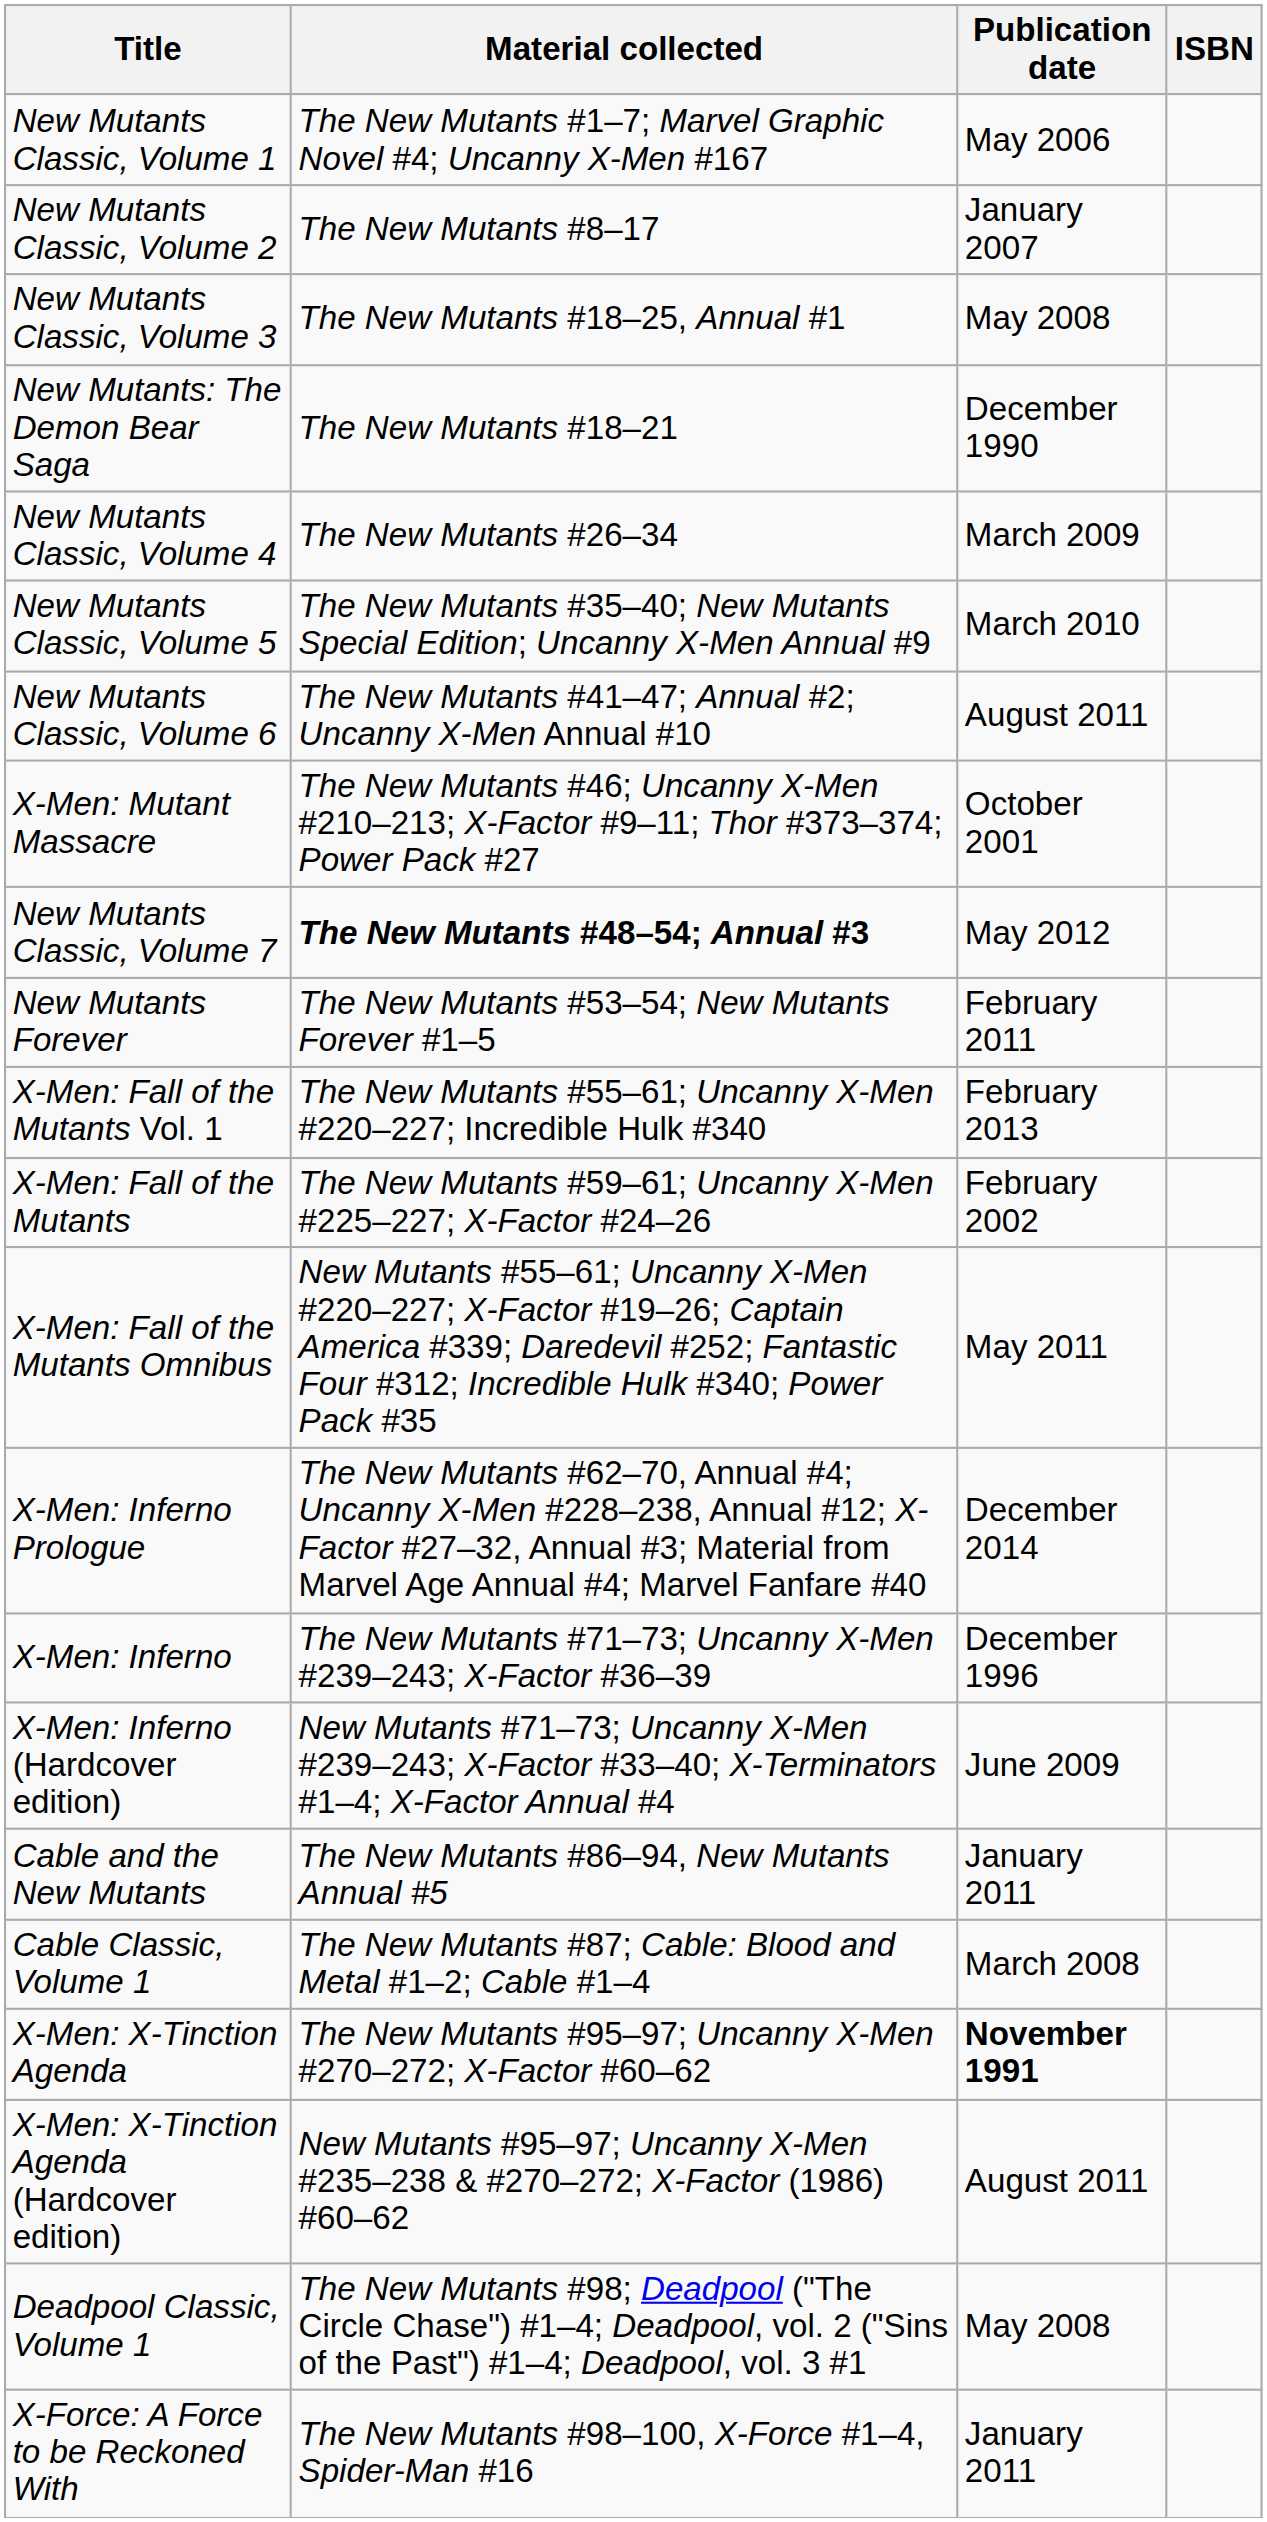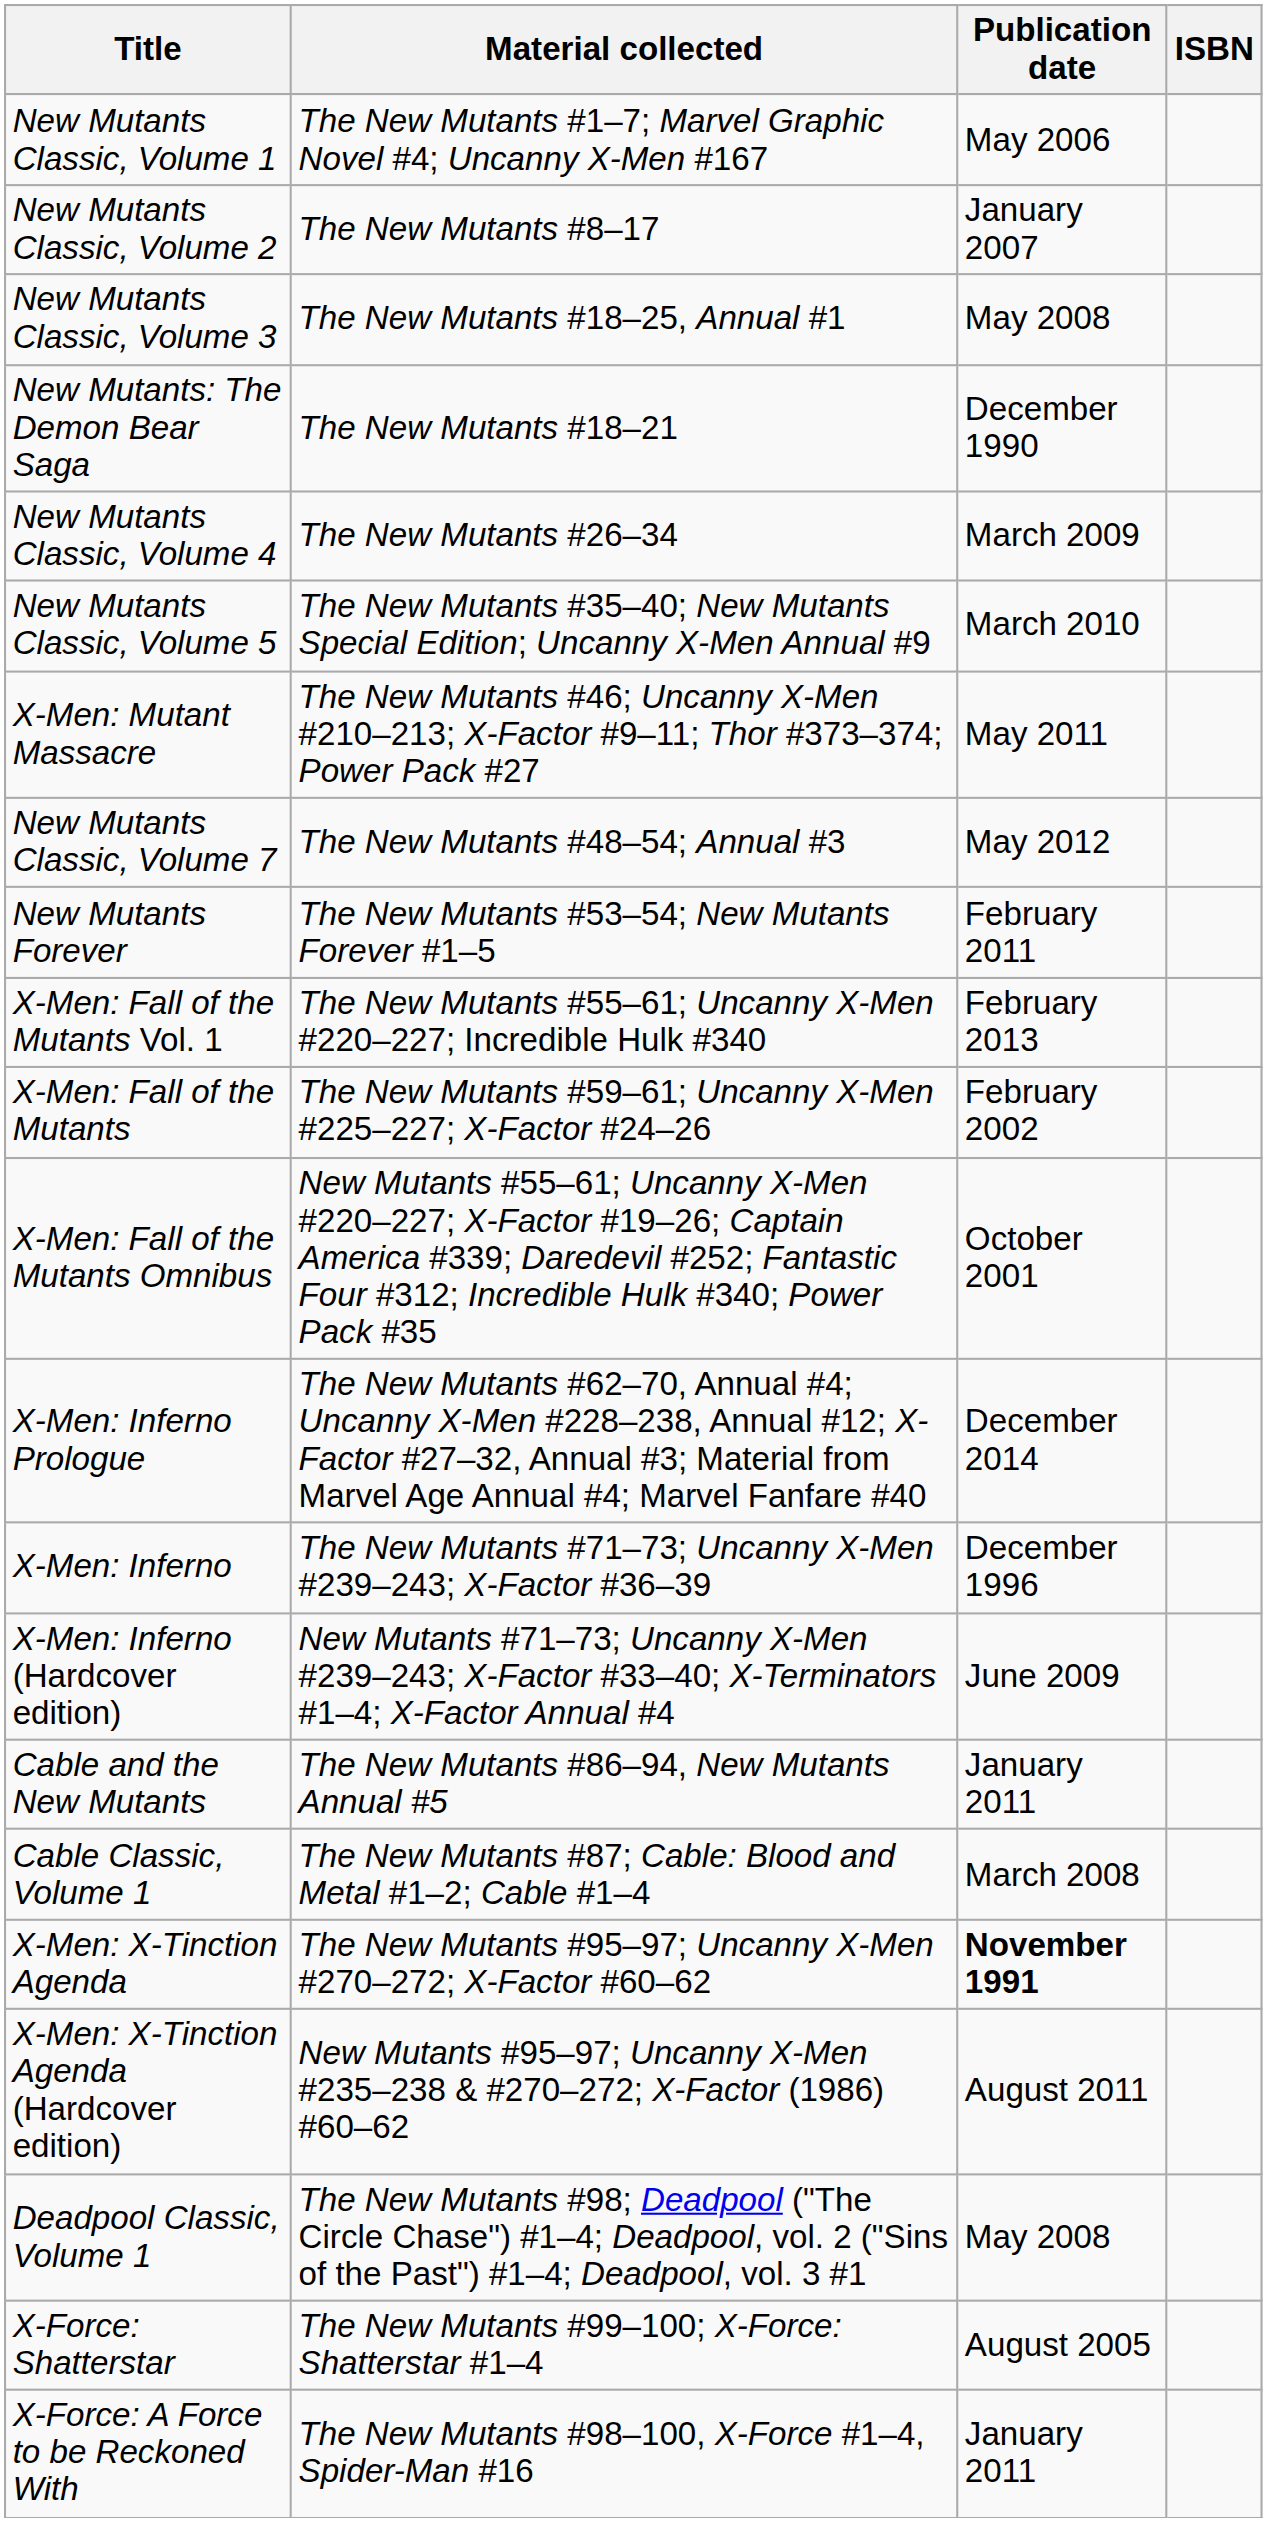- row: (145, 715)
(1024, 823) October 2001 -> (1036, 733) May 2011
(584, 931) bold -> (572, 842) normal
(1036, 1347) May 2011 -> (1024, 1257) October 2001
+ row: (94, 2344)
